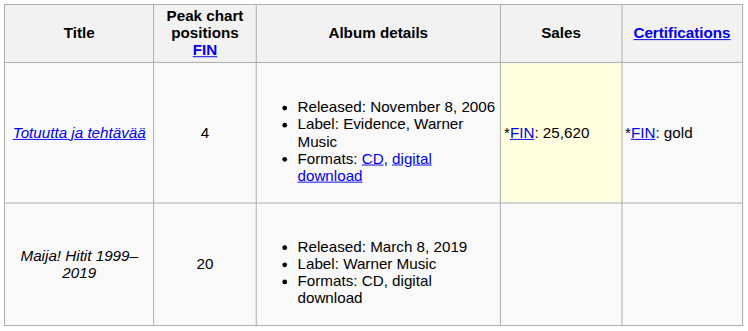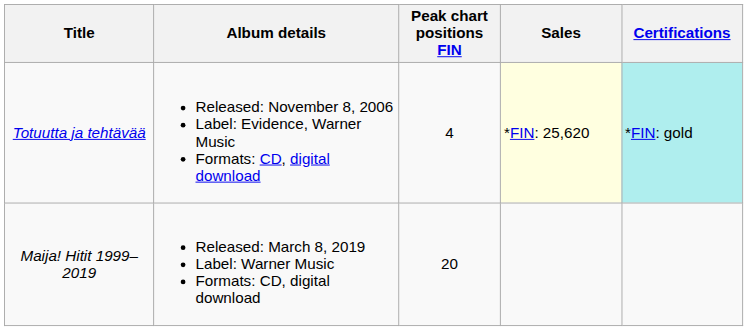columns swapped: (378, 33) <-> (205, 33)
(659, 132) no background -> (659, 132) paleturquoise background
